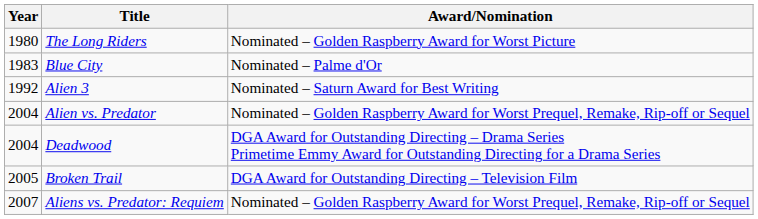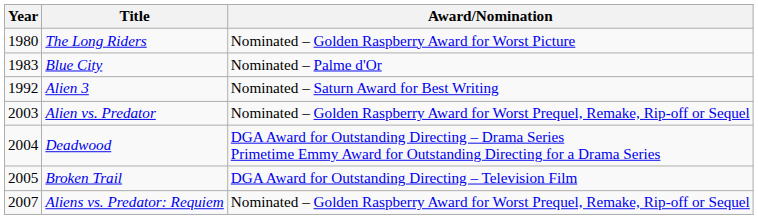(23, 112) 2004 -> (23, 112) 2003
